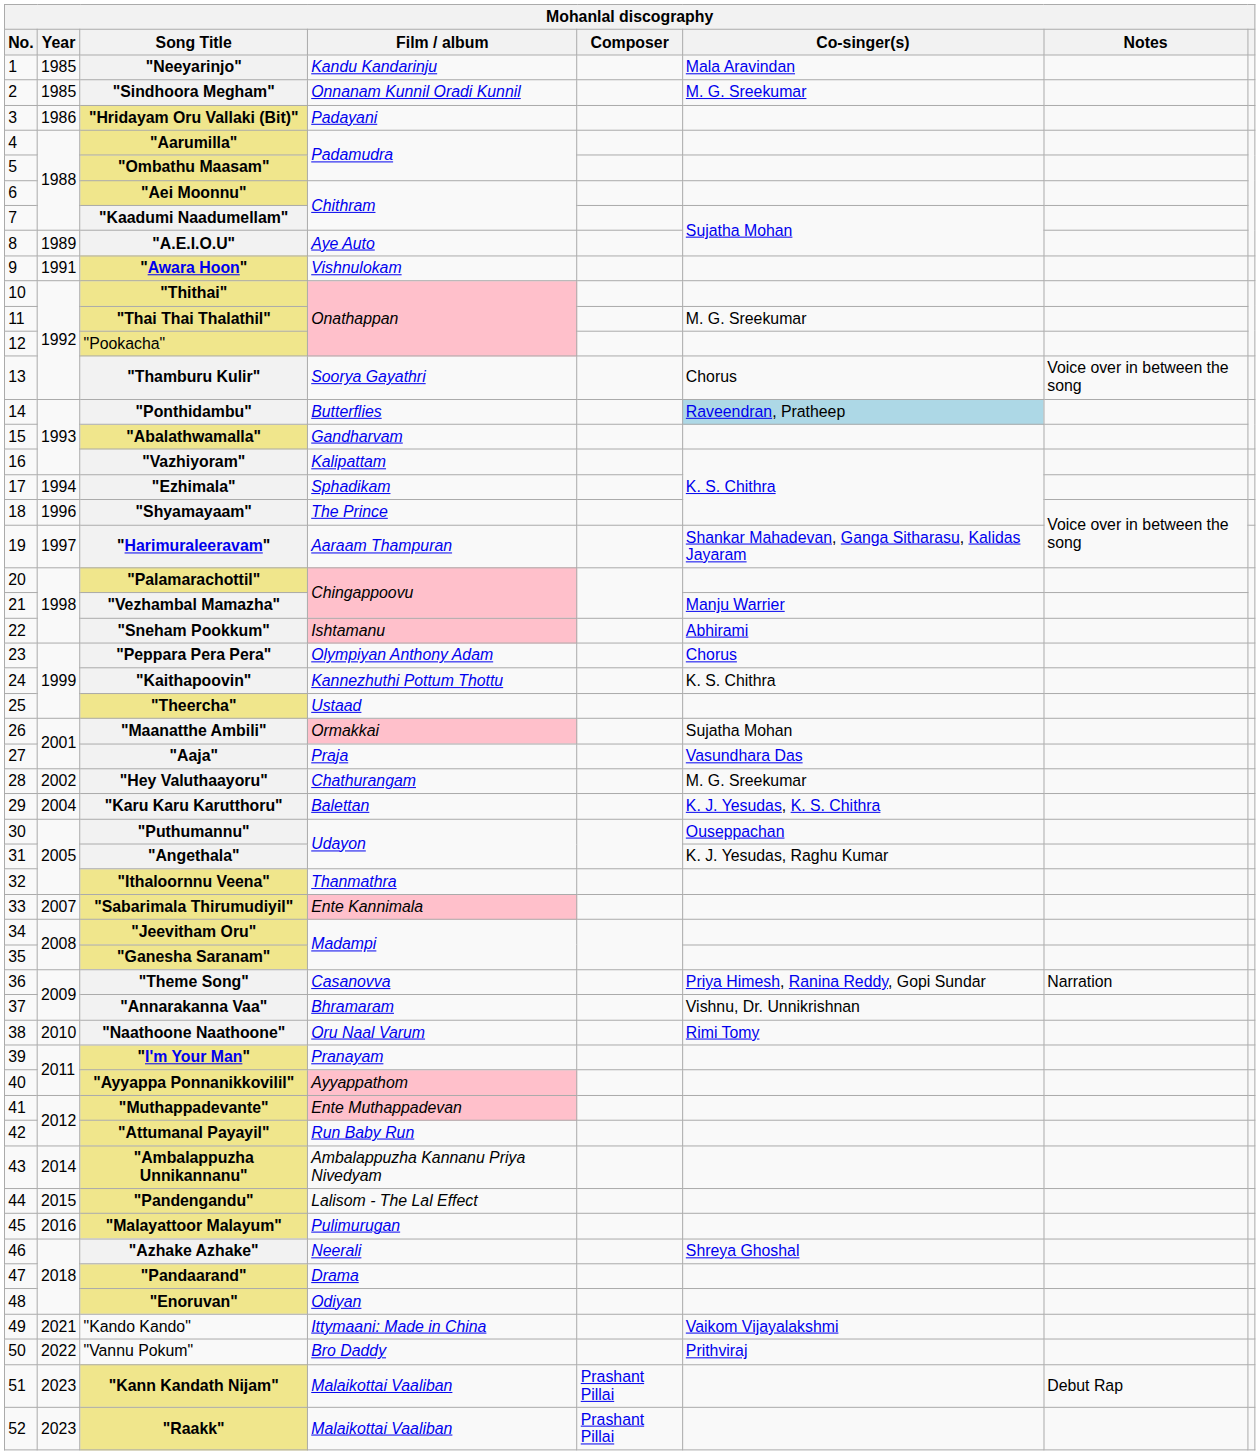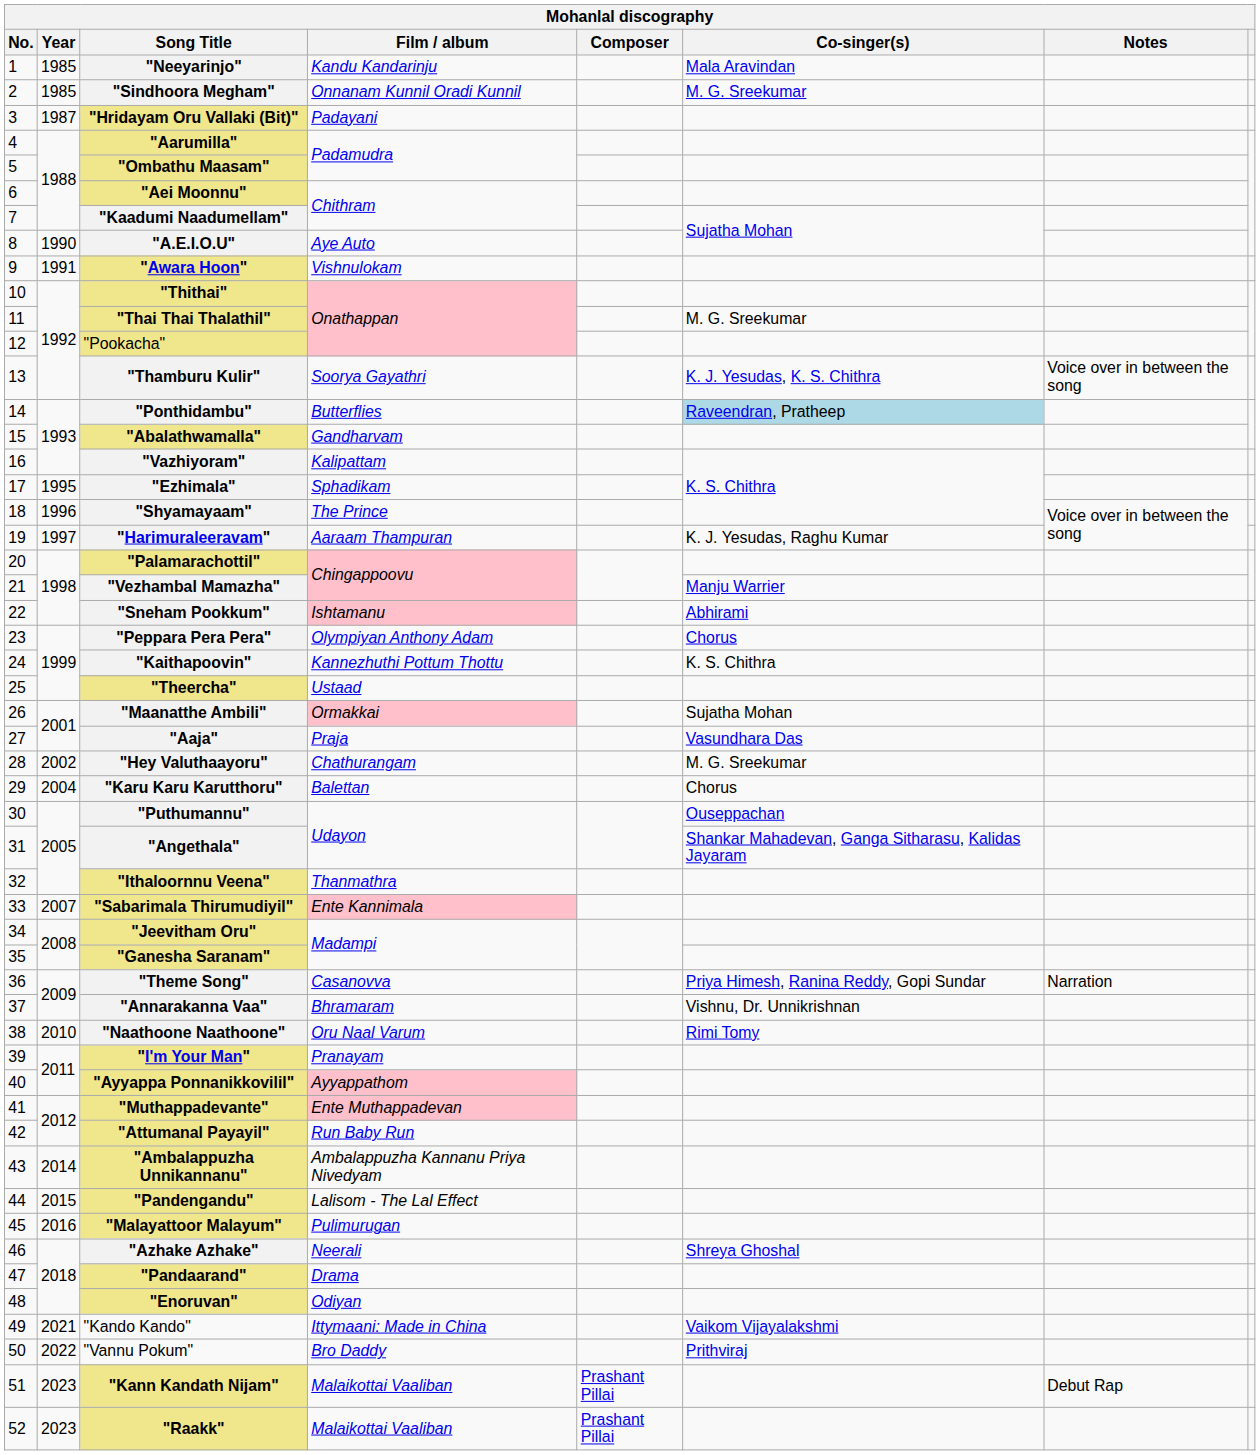(59, 117) 1986 -> (59, 117) 1987
(59, 243) 1989 -> (59, 243) 1990
(711, 377) Chorus -> (783, 377) K. J. Yesudas, K. S. Chithra
(59, 487) 1994 -> (59, 487) 1995
(853, 546) Shankar Mahadevan, Ganga Sitharasu, Kalidas Jayaram -> (787, 537) K. J. Yesudas, Raghu Kumar
(783, 806) K. J. Yesudas, K. S. Chithra -> (711, 788) Chorus
(787, 856) K. J. Yesudas, Raghu Kumar -> (853, 847) Shankar Mahadevan, Ganga Sitharasu, Kalidas Jayaram
